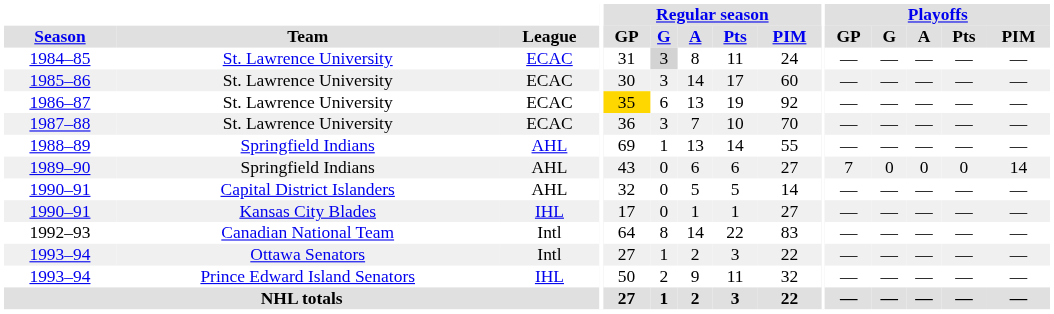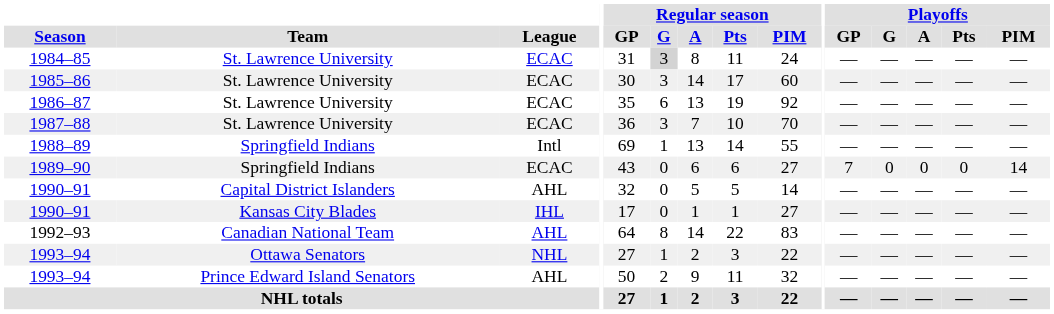(627, 102) gold background -> (627, 102) no background
(549, 145) AHL -> (549, 145) Intl
(549, 167) AHL -> (549, 167) ECAC
(549, 232) Intl -> (549, 232) AHL
(549, 254) Intl -> (549, 254) NHL
(549, 276) IHL -> (549, 276) AHL
